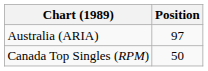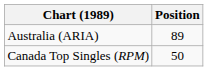(177, 35) 97 -> (177, 35) 89
